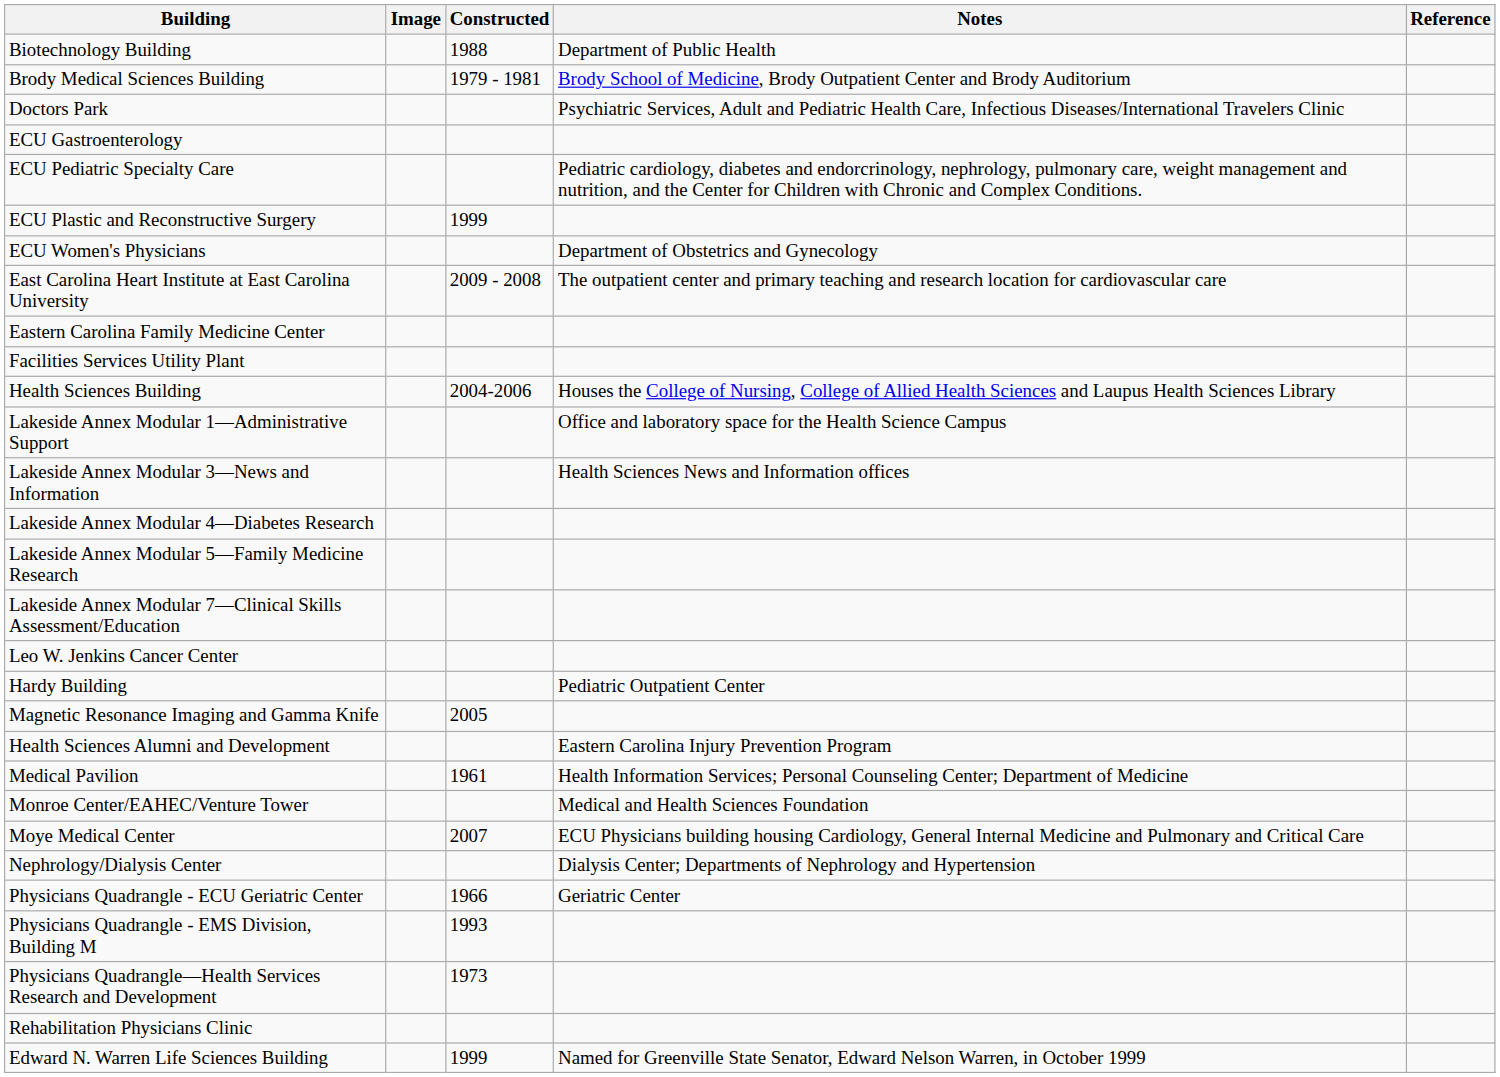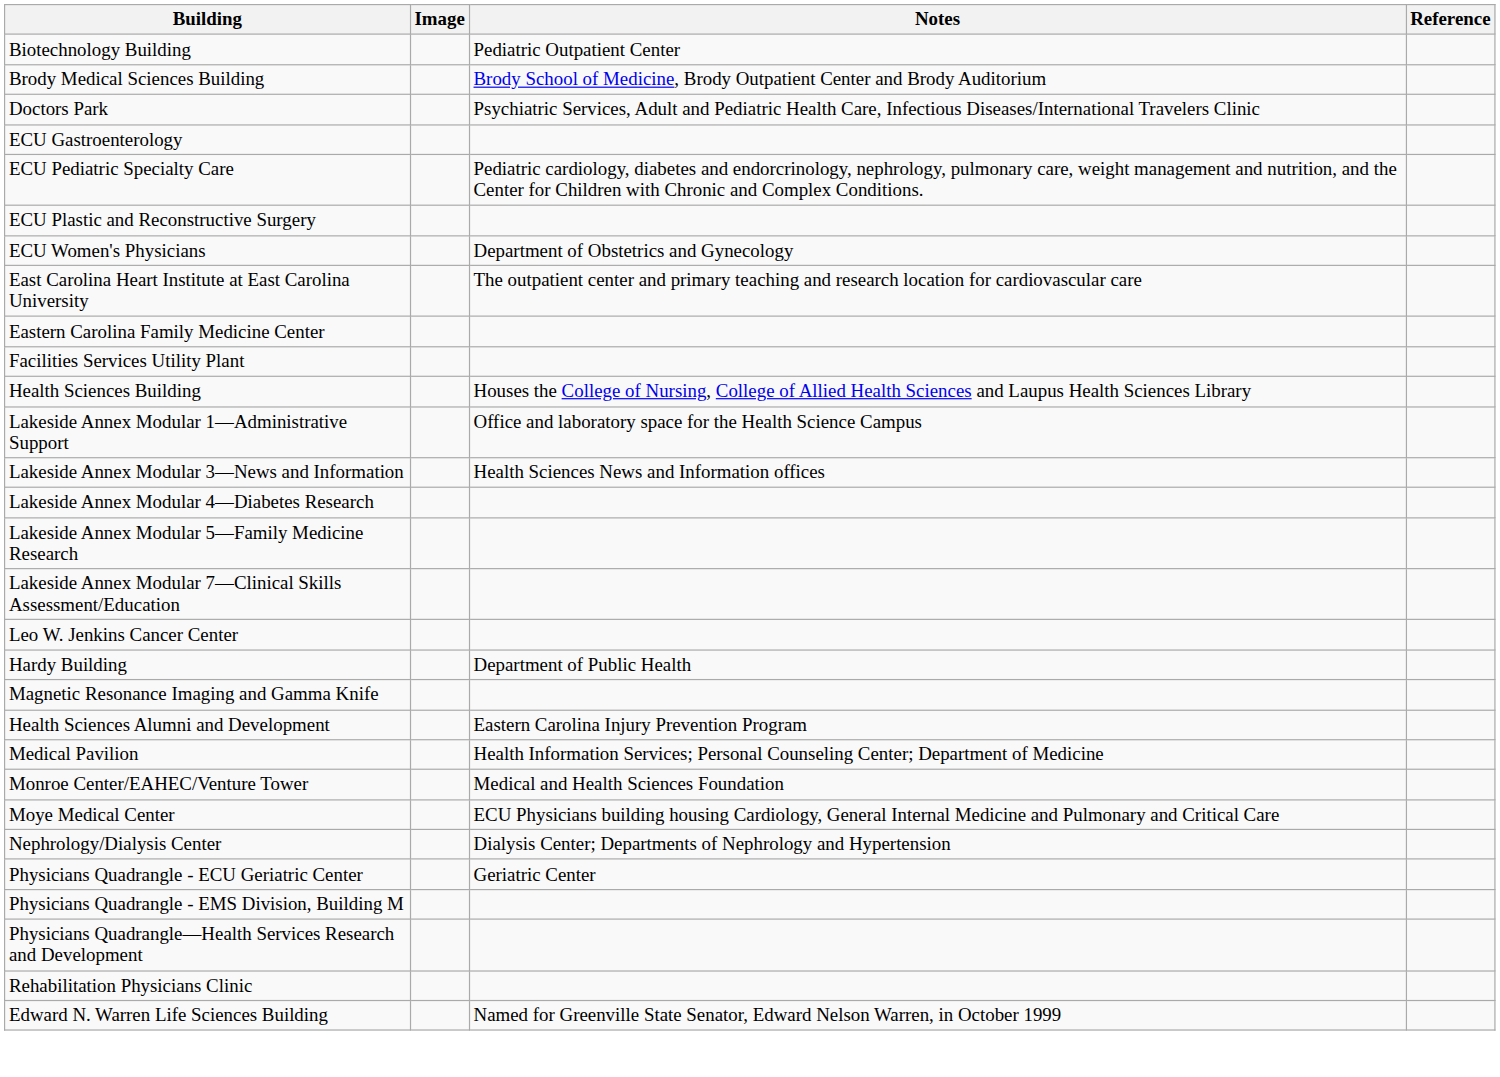- column: (500, 19)
(667, 49) Department of Public Health -> (577, 49) Pediatric Outpatient Center
(661, 685) Pediatric Outpatient Center -> (582, 664) Department of Public Health
